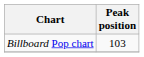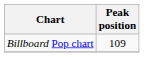(117, 43) 103 -> (117, 43) 109
